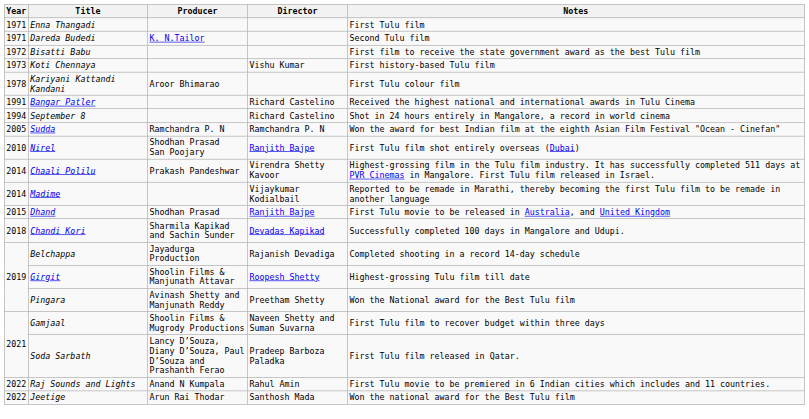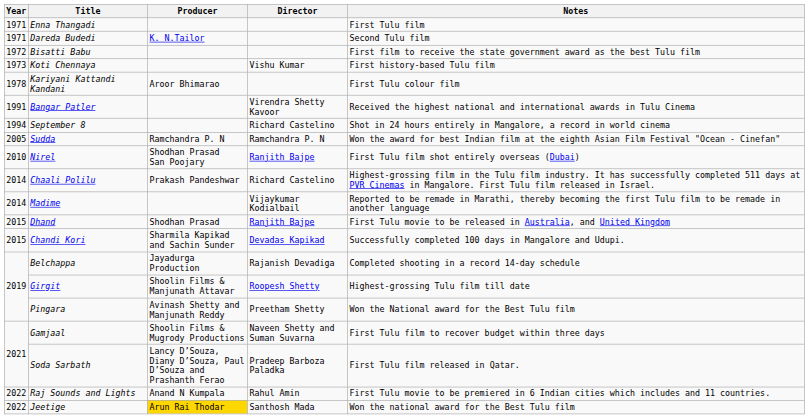(292, 102) Richard Castelino -> (287, 107) Virendra Shetty Kavoor
(287, 171) Virendra Shetty Kavoor -> (292, 180) Richard Castelino
(16, 231) 2018 -> (16, 240) 2015
(187, 397) no background -> (187, 407) gold background
